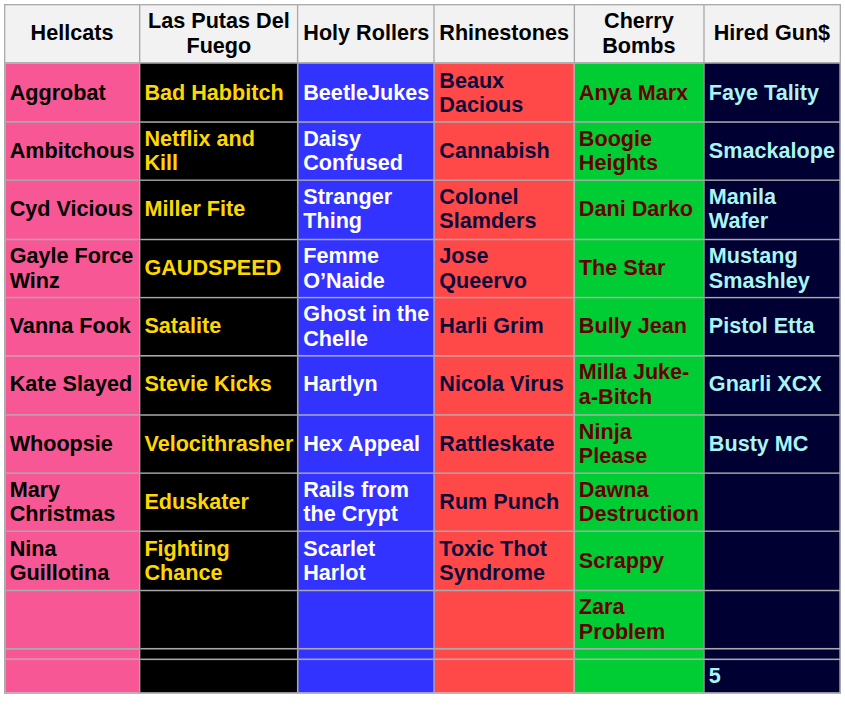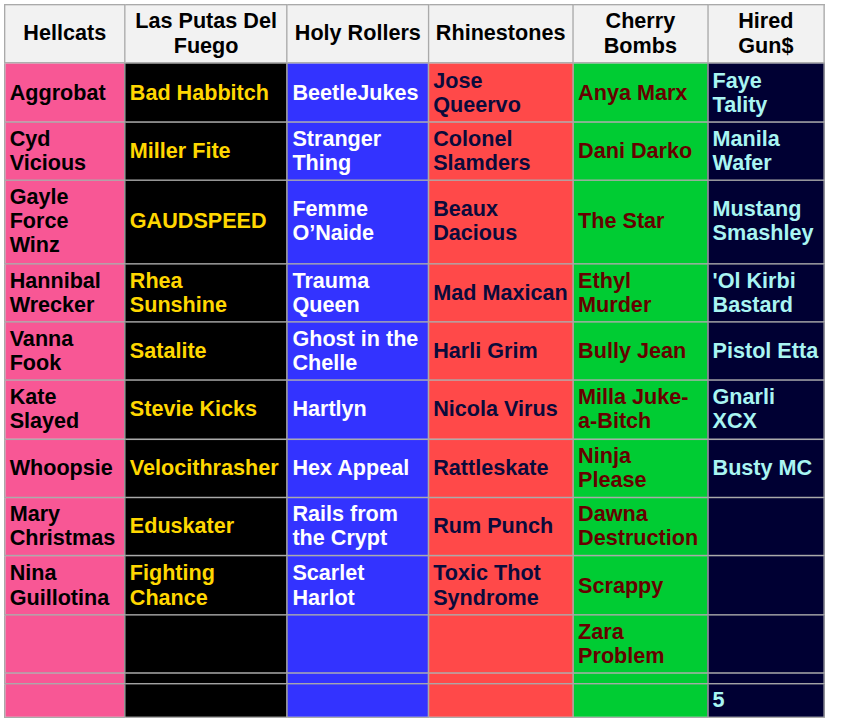(481, 92) Beaux Dacious -> (477, 92) Jose Queervo
- row: (72, 150)
(483, 268) Jose Queervo -> (475, 221) Beaux Dacious
+ row: (55, 292)
